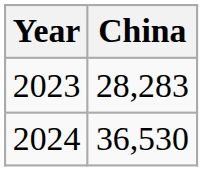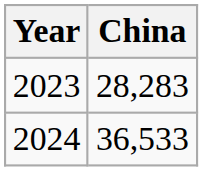(142, 138) 36,530 -> (142, 138) 36,533
